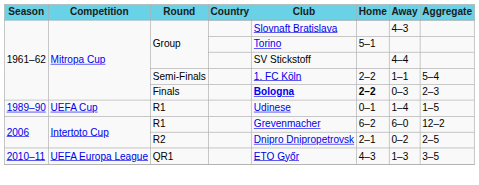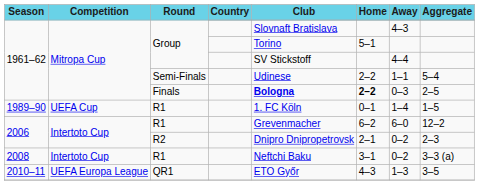(278, 76) 1. FC Köln -> (272, 76) Udinese
(431, 92) 2–3 -> (431, 92) 2–5
(272, 108) Udinese -> (278, 108) 1. FC Köln
(431, 140) 2–5 -> (431, 140) 2–3
+ row: (18, 156)
